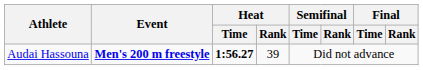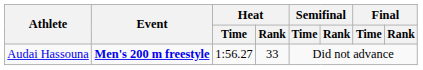(234, 54) bold -> (234, 54) normal
(273, 54) 39 -> (272, 54) 33
